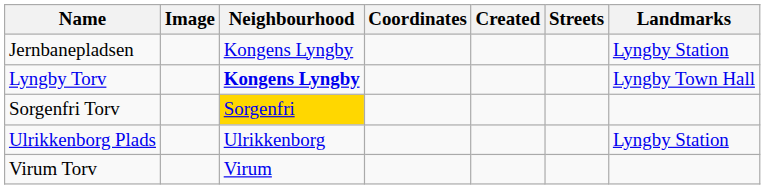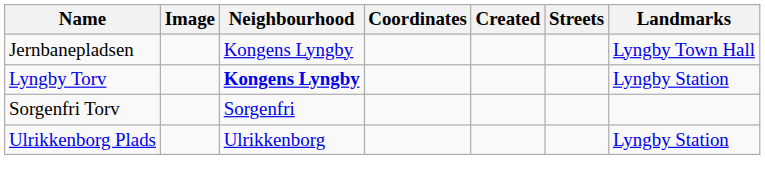(671, 49) Lyngby Station -> (684, 49) Lyngby Town Hall
(684, 79) Lyngby Town Hall -> (671, 79) Lyngby Station
(259, 109) gold background -> (259, 109) no background
- row: (53, 169)
